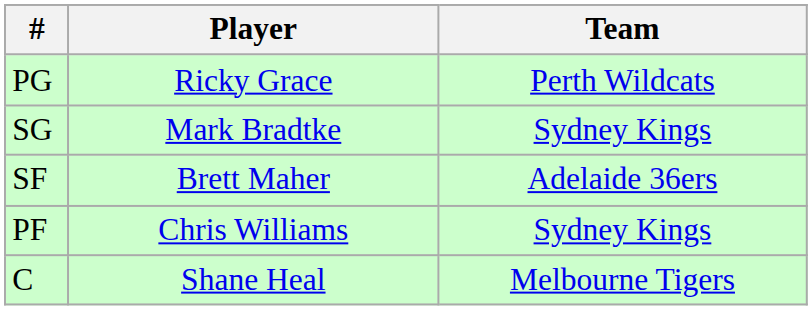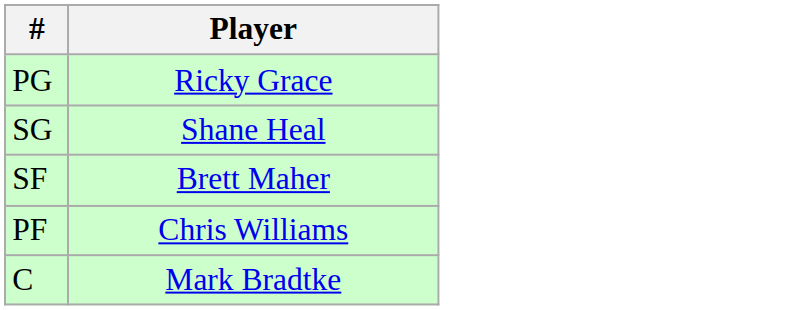- column: (622, 29)
(253, 129) Mark Bradtke -> (253, 129) Shane Heal
(253, 279) Shane Heal -> (253, 279) Mark Bradtke
